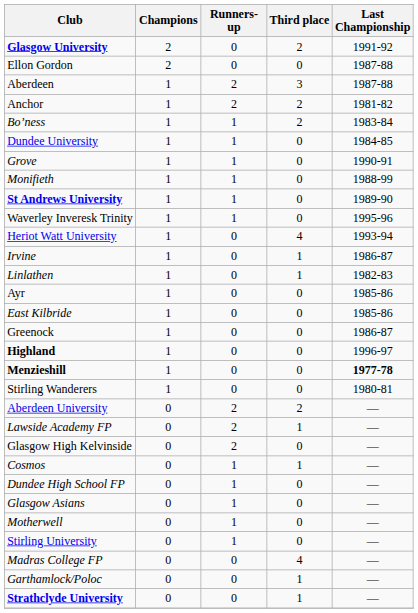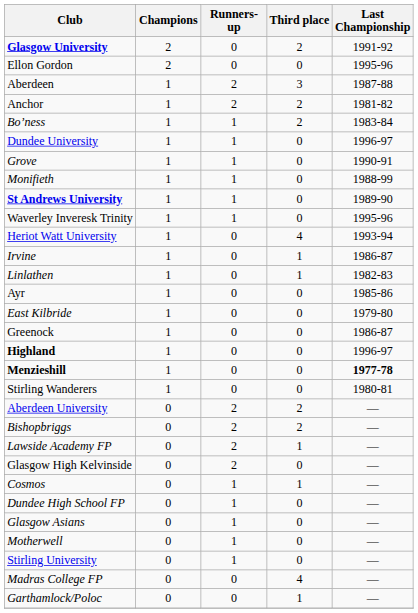(373, 65) 1987-88 -> (373, 65) 1995-96
(373, 141) 1984-85 -> (373, 141) 1996-97
(373, 312) 1985-86 -> (373, 312) 1979-80
+ row: (39, 427)
- row: (65, 598)
